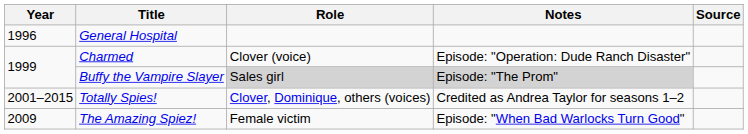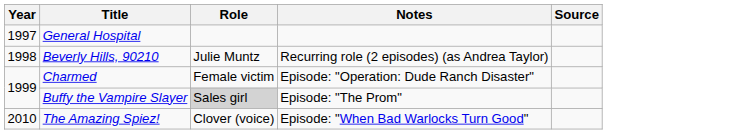(22, 35) 1996 -> (22, 35) 1997
+ row: (101, 56)
(270, 56) Clover (voice) -> (234, 77) Female victim
(497, 77) lightgrey background -> (341, 98) no background
- row: (118, 98)
(22, 118) 2009 -> (22, 118) 2010
(270, 118) Female victim -> (234, 118) Clover (voice)
